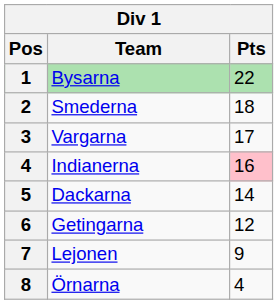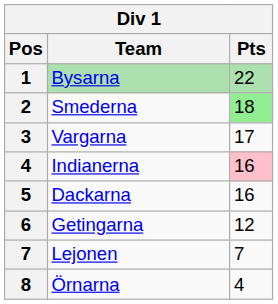(244, 107) no background -> (244, 107) lightgreen background
(244, 195) 14 -> (244, 195) 16
(239, 254) 9 -> (239, 254) 7
